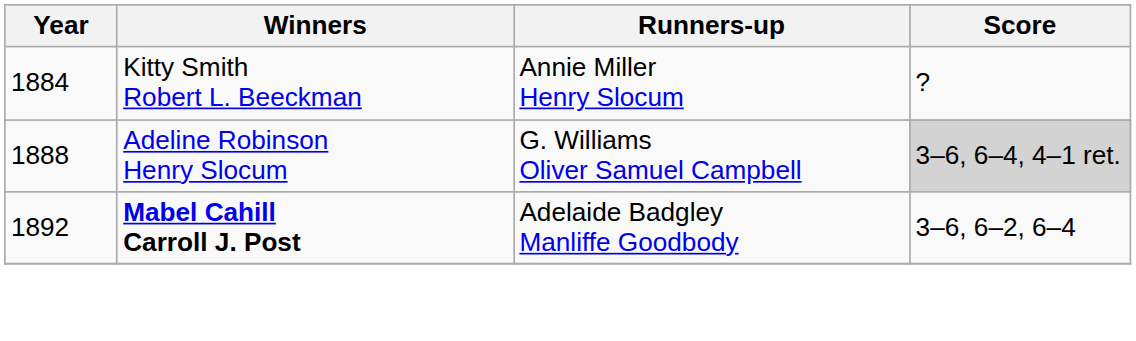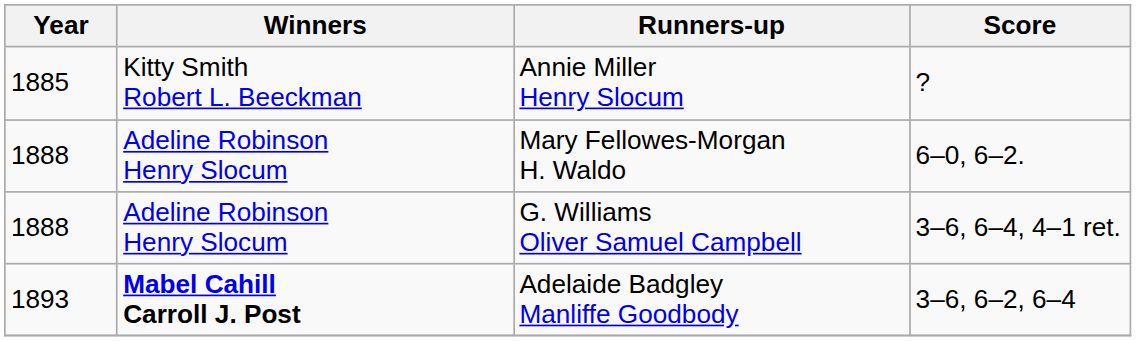(40, 82) 1884 -> (40, 82) 1885
+ row: (652, 154)
(1018, 154) lightgrey background -> (1018, 226) no background
(40, 226) 1892 -> (40, 299) 1893
